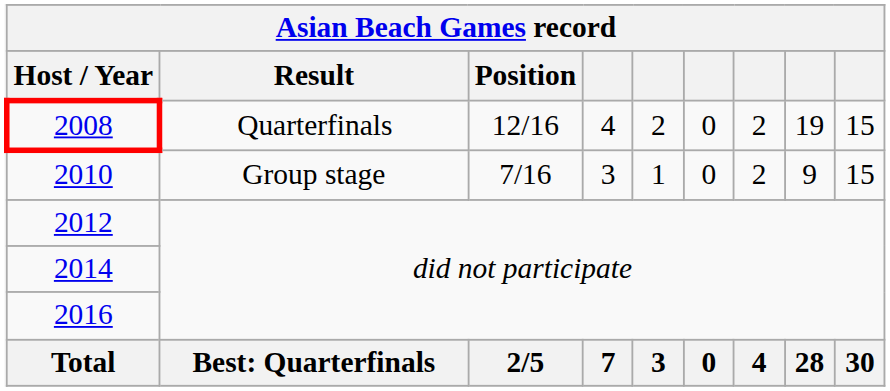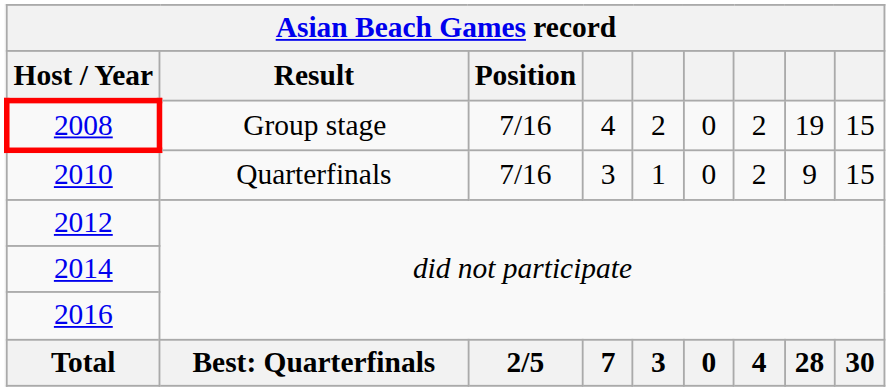(315, 124) Quarterfinals -> (315, 124) Group stage
(525, 124) 12/16 -> (525, 124) 7/16
(314, 174) Group stage -> (314, 174) Quarterfinals
